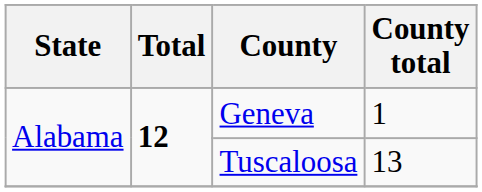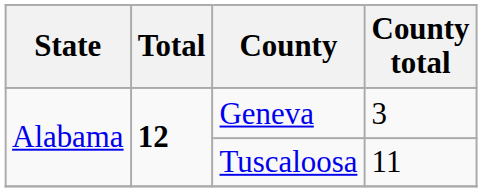(379, 112) 1 -> (379, 112) 3
(387, 161) 13 -> (386, 161) 11
